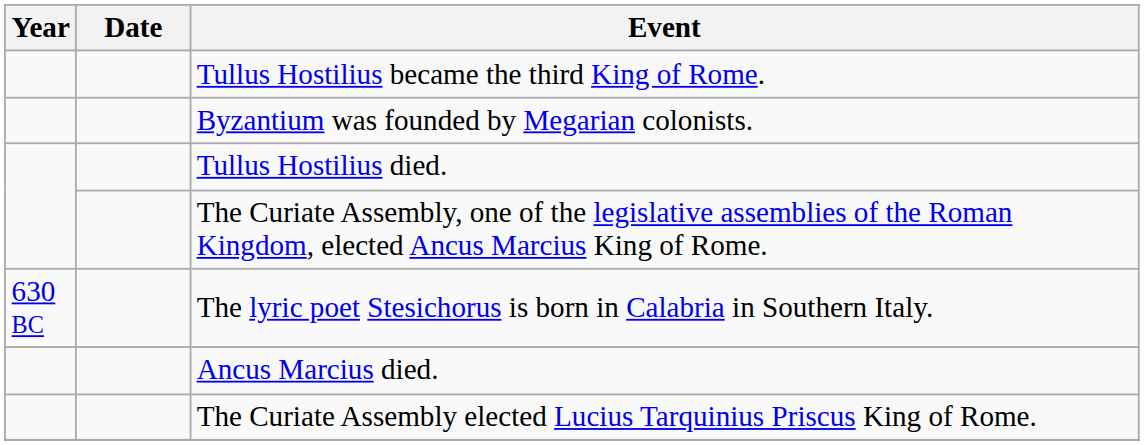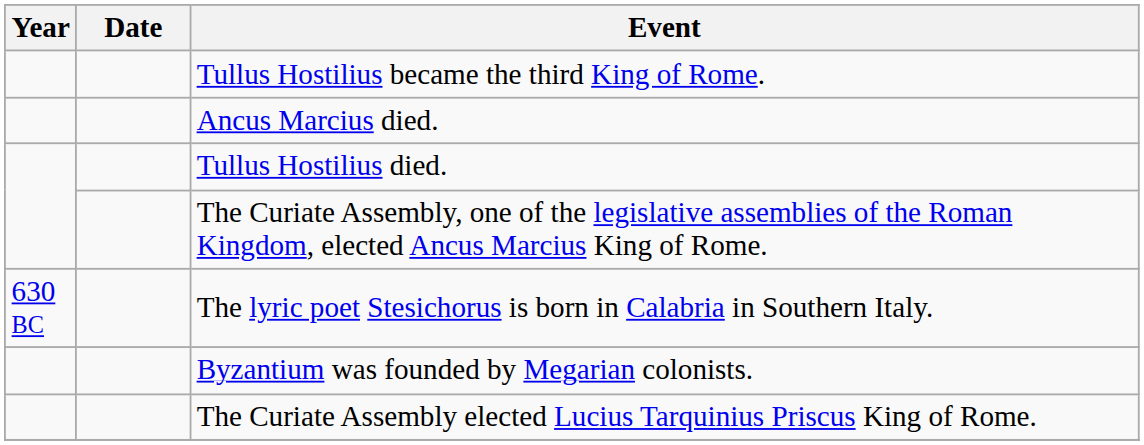rows swapped: (475, 119) <-> (318, 370)
